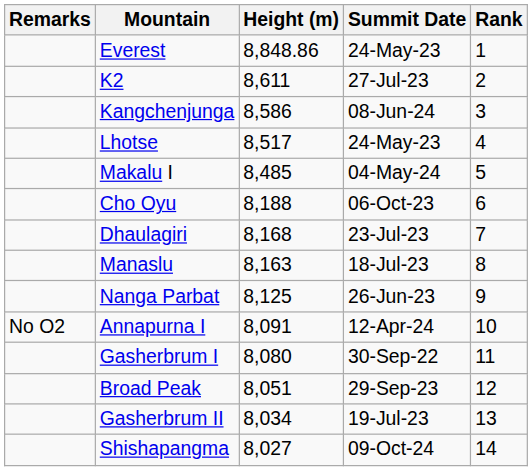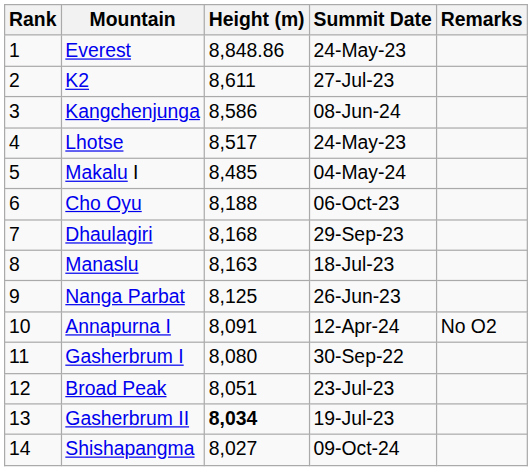columns swapped: (499, 19) <-> (50, 19)
(388, 234) 23-Jul-23 -> (359, 234) 29-Sep-23
(393, 388) 29-Sep-23 -> (354, 388) 23-Jul-23
(268, 419) normal -> (233, 419) bold
